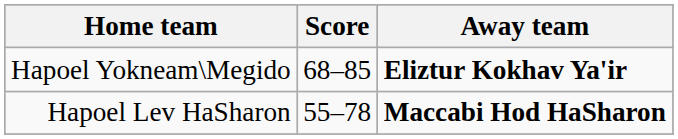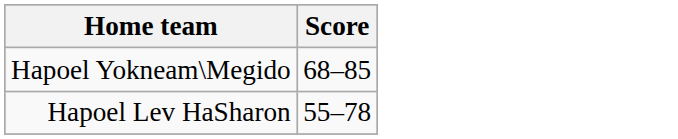- column: (525, 26)
